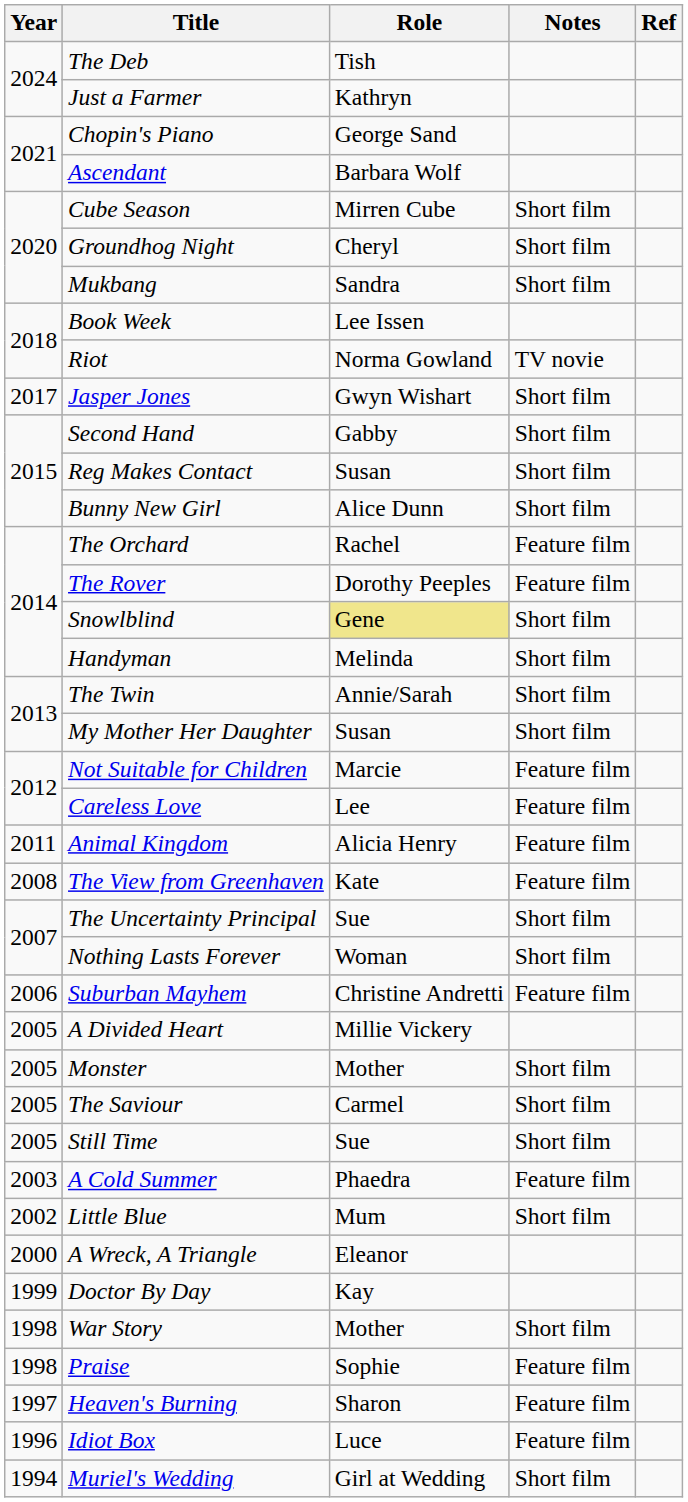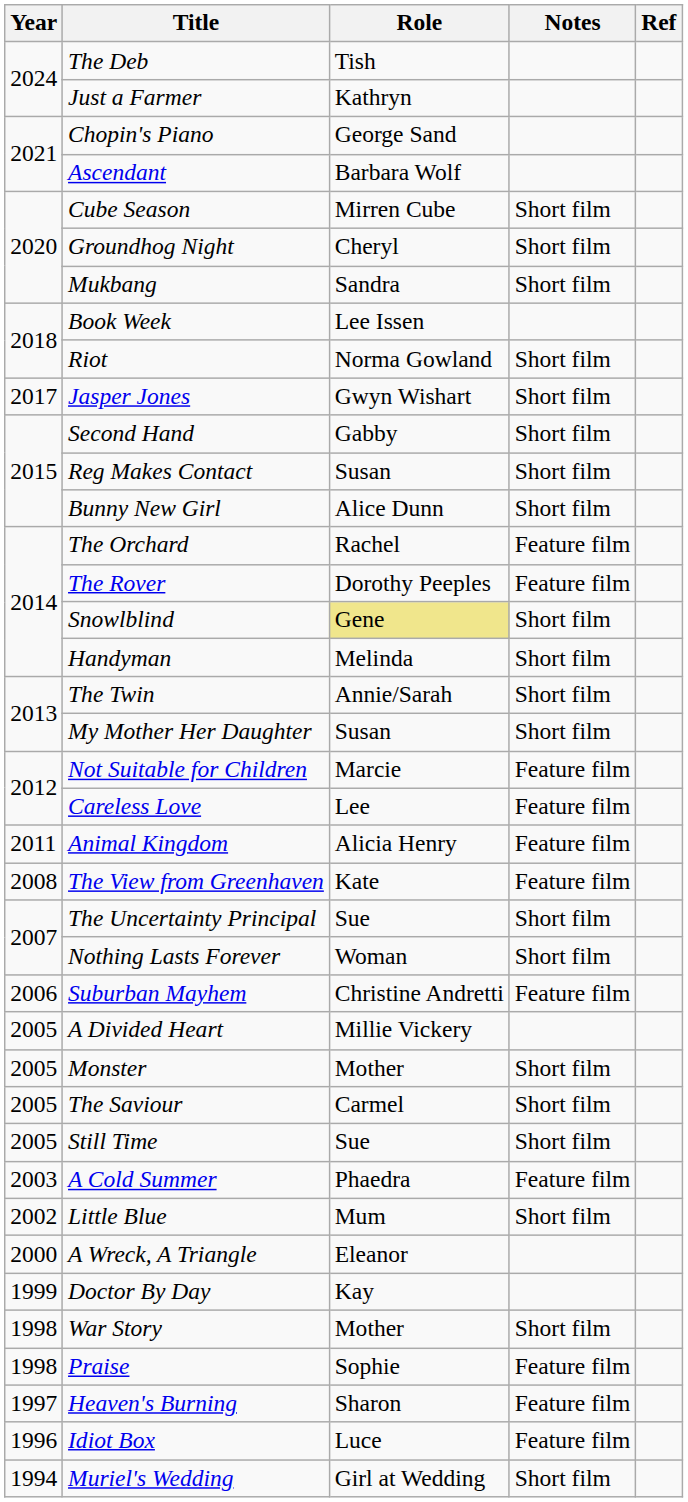(559, 358) TV novie -> (563, 358) Short film
